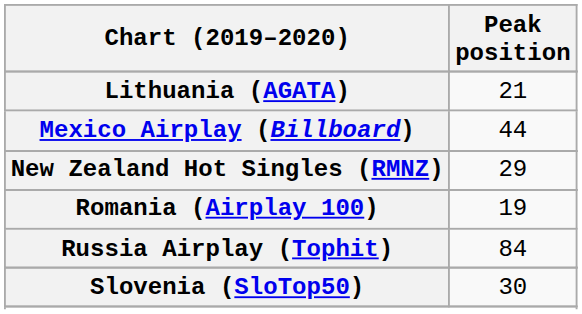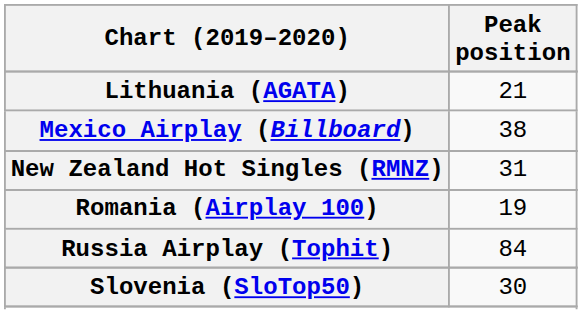(513, 131) 44 -> (513, 131) 38
(513, 170) 29 -> (513, 170) 31
